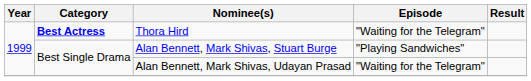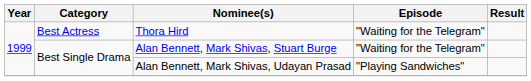(71, 31) bold -> (68, 31) normal
(410, 48) "Playing Sandwiches" -> (420, 48) "Waiting for the Telegram"
(420, 66) "Waiting for the Telegram" -> (410, 66) "Playing Sandwiches"
